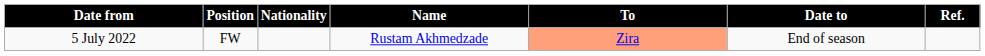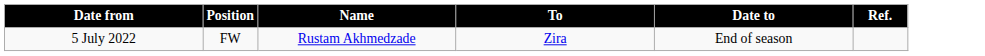- column: (294, 16)
(628, 39) lightsalmon background -> (555, 39) no background
